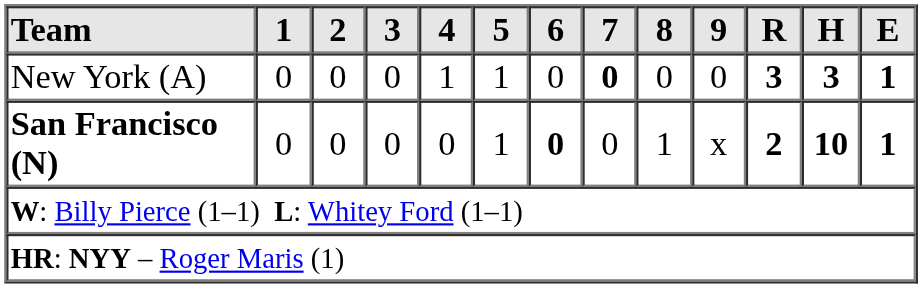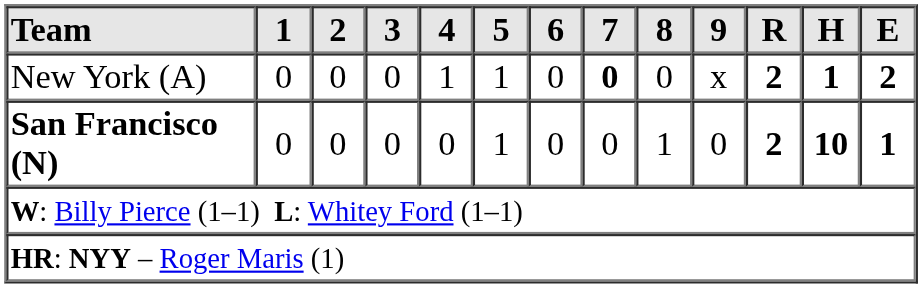(719, 76) 0 -> (719, 76) x
(774, 76) 3 -> (774, 76) 2
(831, 76) 3 -> (831, 76) 1
(888, 76) 1 -> (888, 76) 2
(556, 143) bold -> (556, 143) normal
(719, 143) x -> (719, 143) 0
